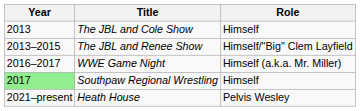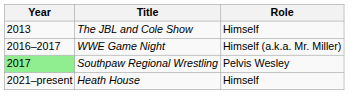- row: (140, 47)
(241, 81) Himself -> (256, 64) Pelvis Wesley
(256, 98) Pelvis Wesley -> (241, 81) Himself
